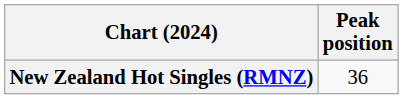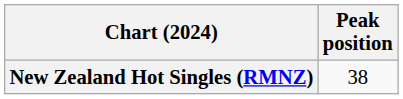(358, 76) 36 -> (358, 76) 38
